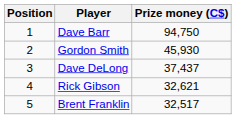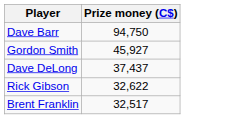- column: (30, 13)
(182, 50) 45,930 -> (131, 50) 45,927
(182, 86) 32,621 -> (131, 86) 32,622
